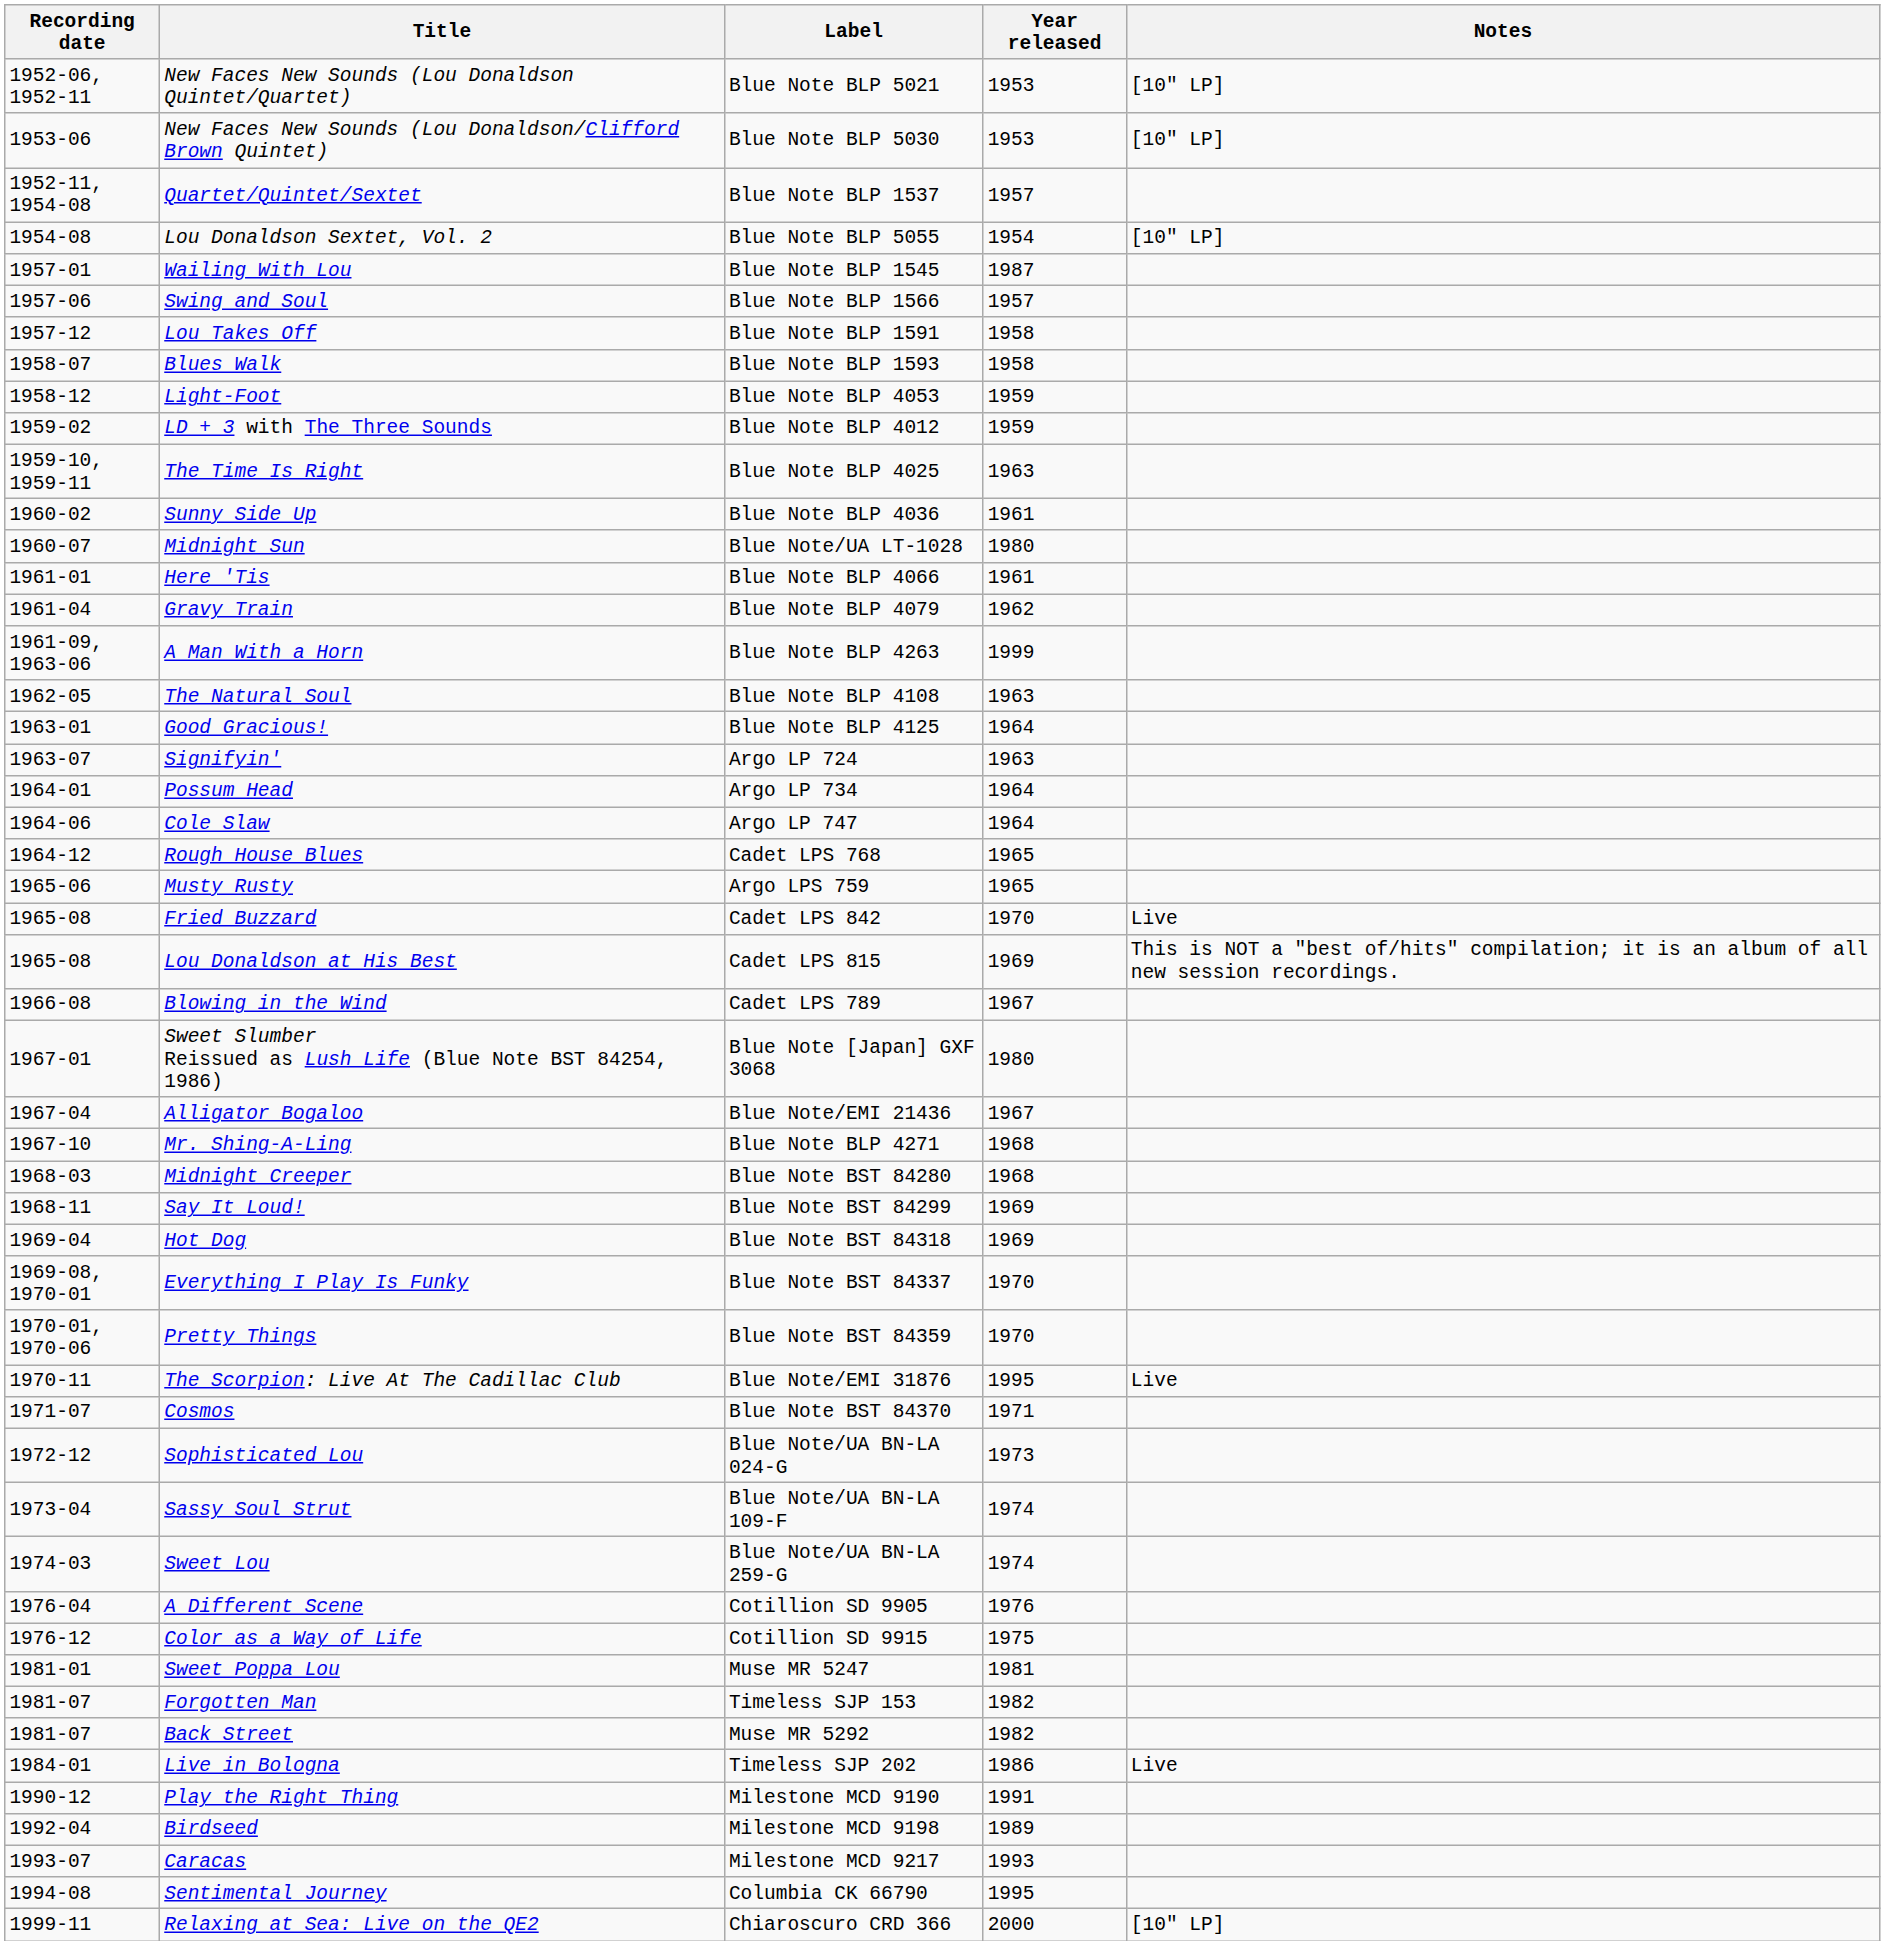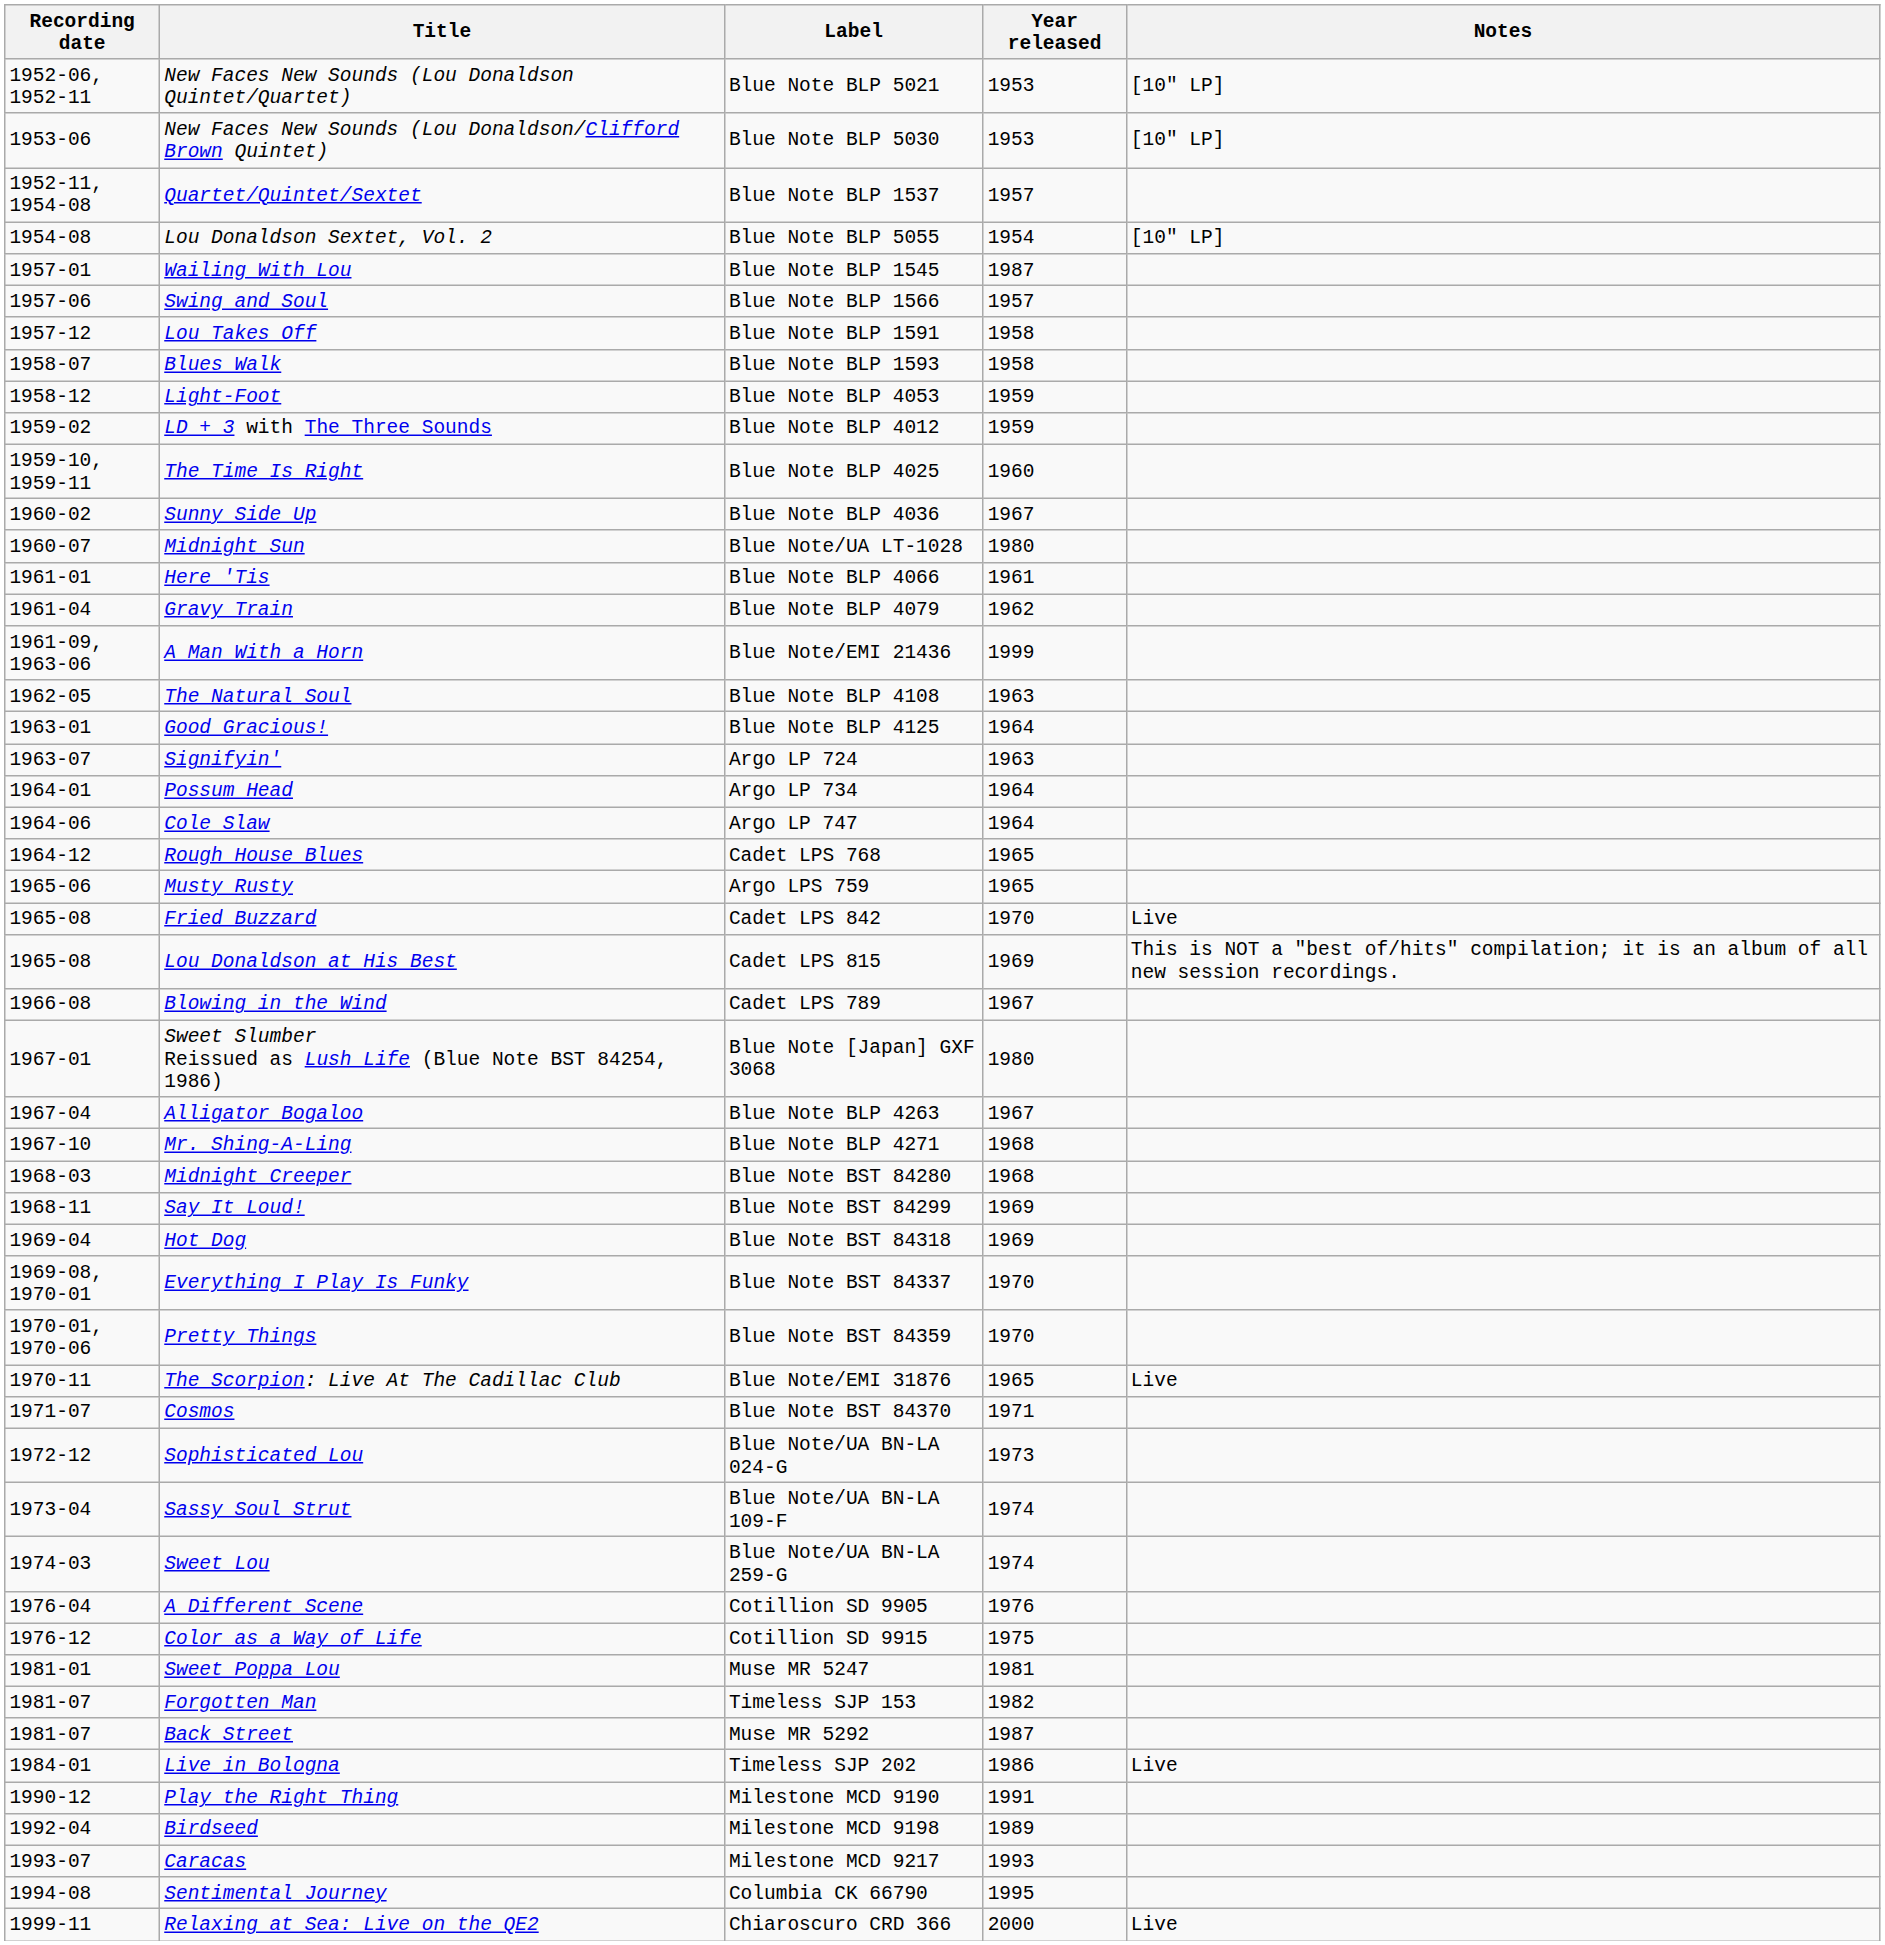(1011, 471) 1963 -> (1011, 471) 1960
(1011, 515) 1961 -> (1011, 515) 1967
(834, 653) Blue Note BLP 4263 -> (840, 653) Blue Note/EMI 21436
(840, 1113) Blue Note/EMI 21436 -> (834, 1113) Blue Note BLP 4263
(1011, 1380) 1995 -> (1011, 1380) 1965
(1011, 1734) 1982 -> (1011, 1734) 1987
(1178, 1925) [10" LP] -> (1154, 1925) Live
